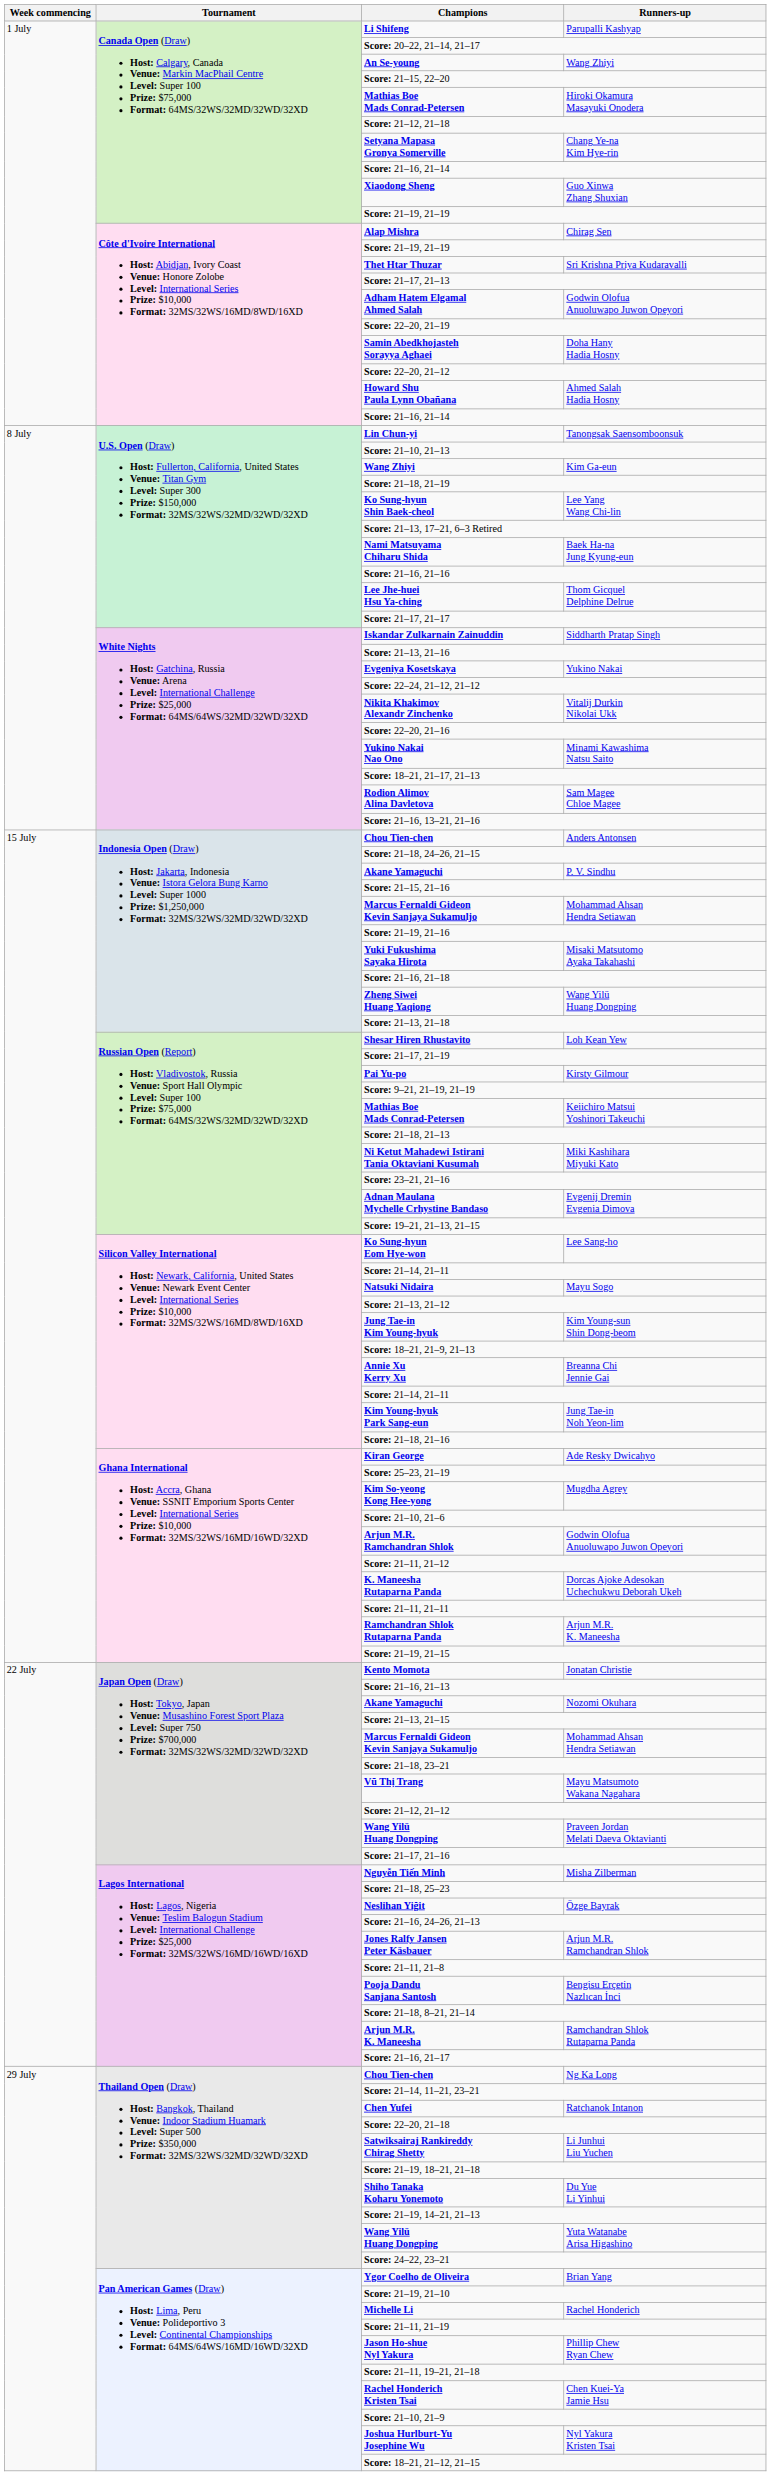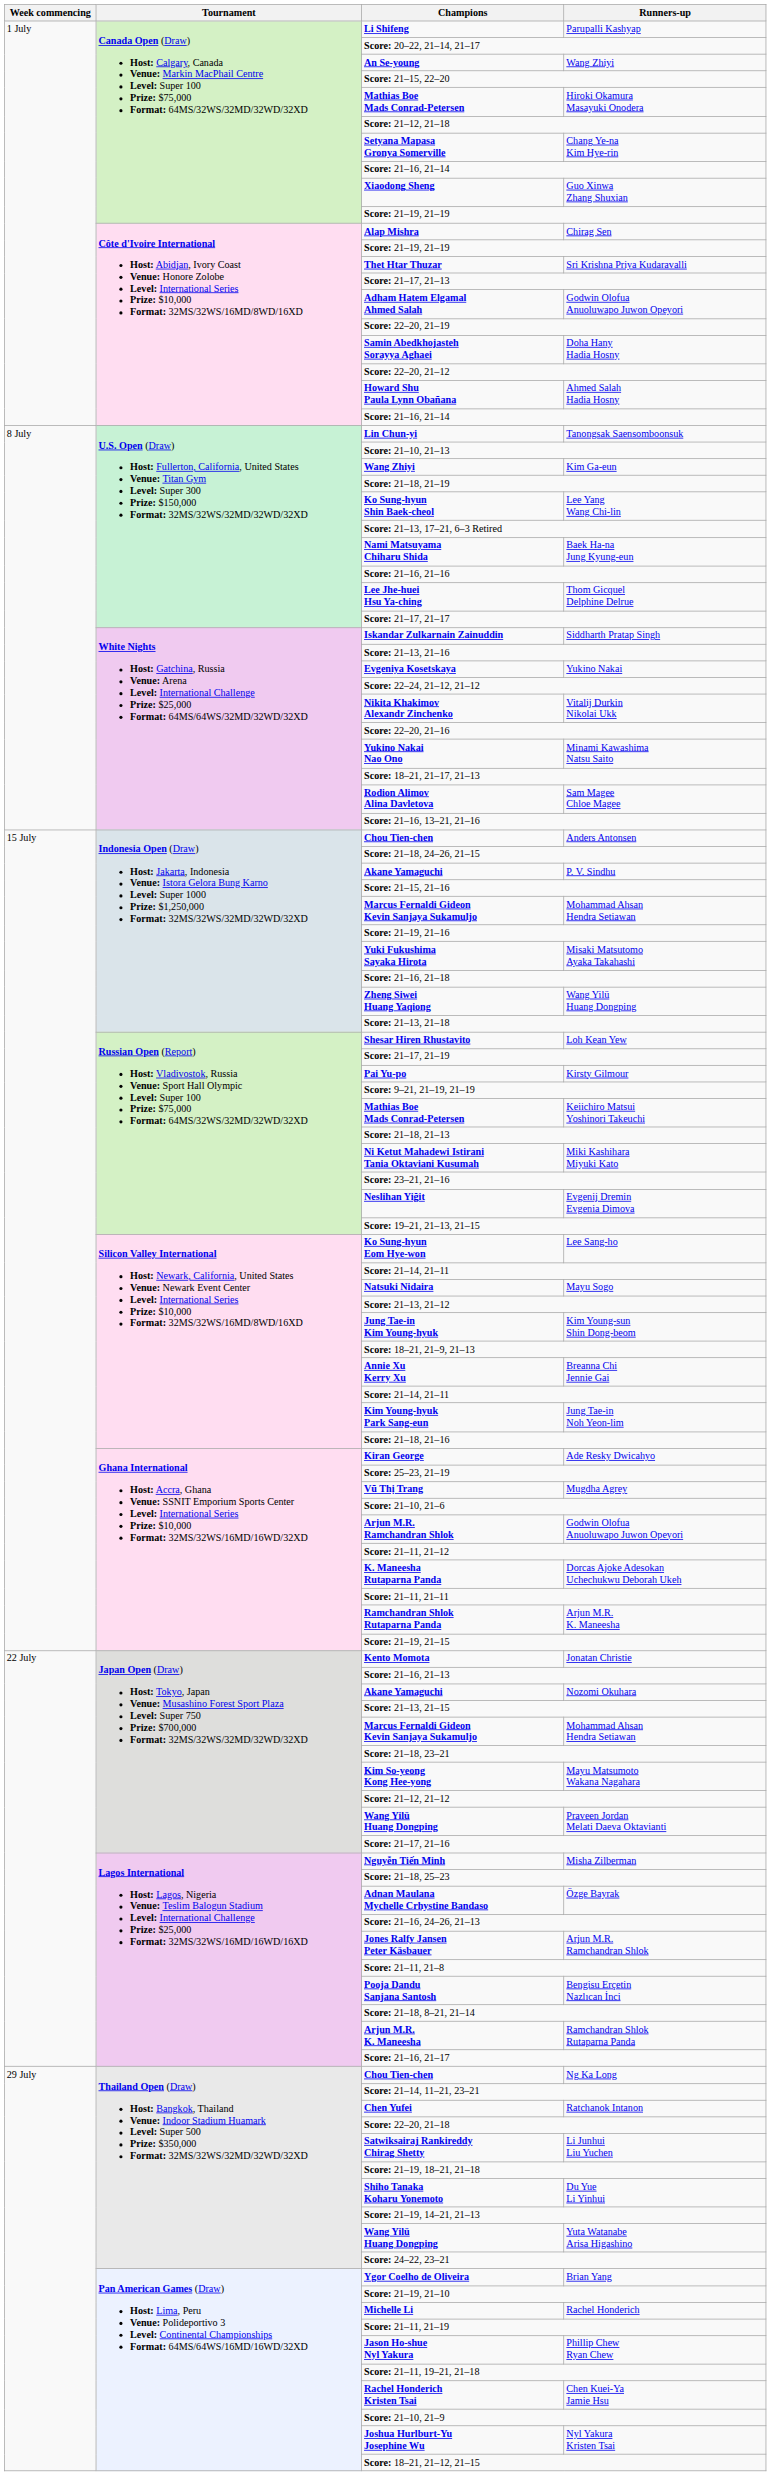(426, 1203) Adnan Maulana Mychelle Crhystine Bandaso -> (394, 1197) Neslihan Yiğit
(398, 1495) Kim So-yeong Kong Hee-yong -> (394, 1489) Vũ Thị Trang
(394, 1782) Vũ Thị Trang -> (398, 1776) Kim So-yeong Kong Hee-yong
(394, 1906) Neslihan Yiğit -> (426, 1900) Adnan Maulana Mychelle Crhystine Bandaso
